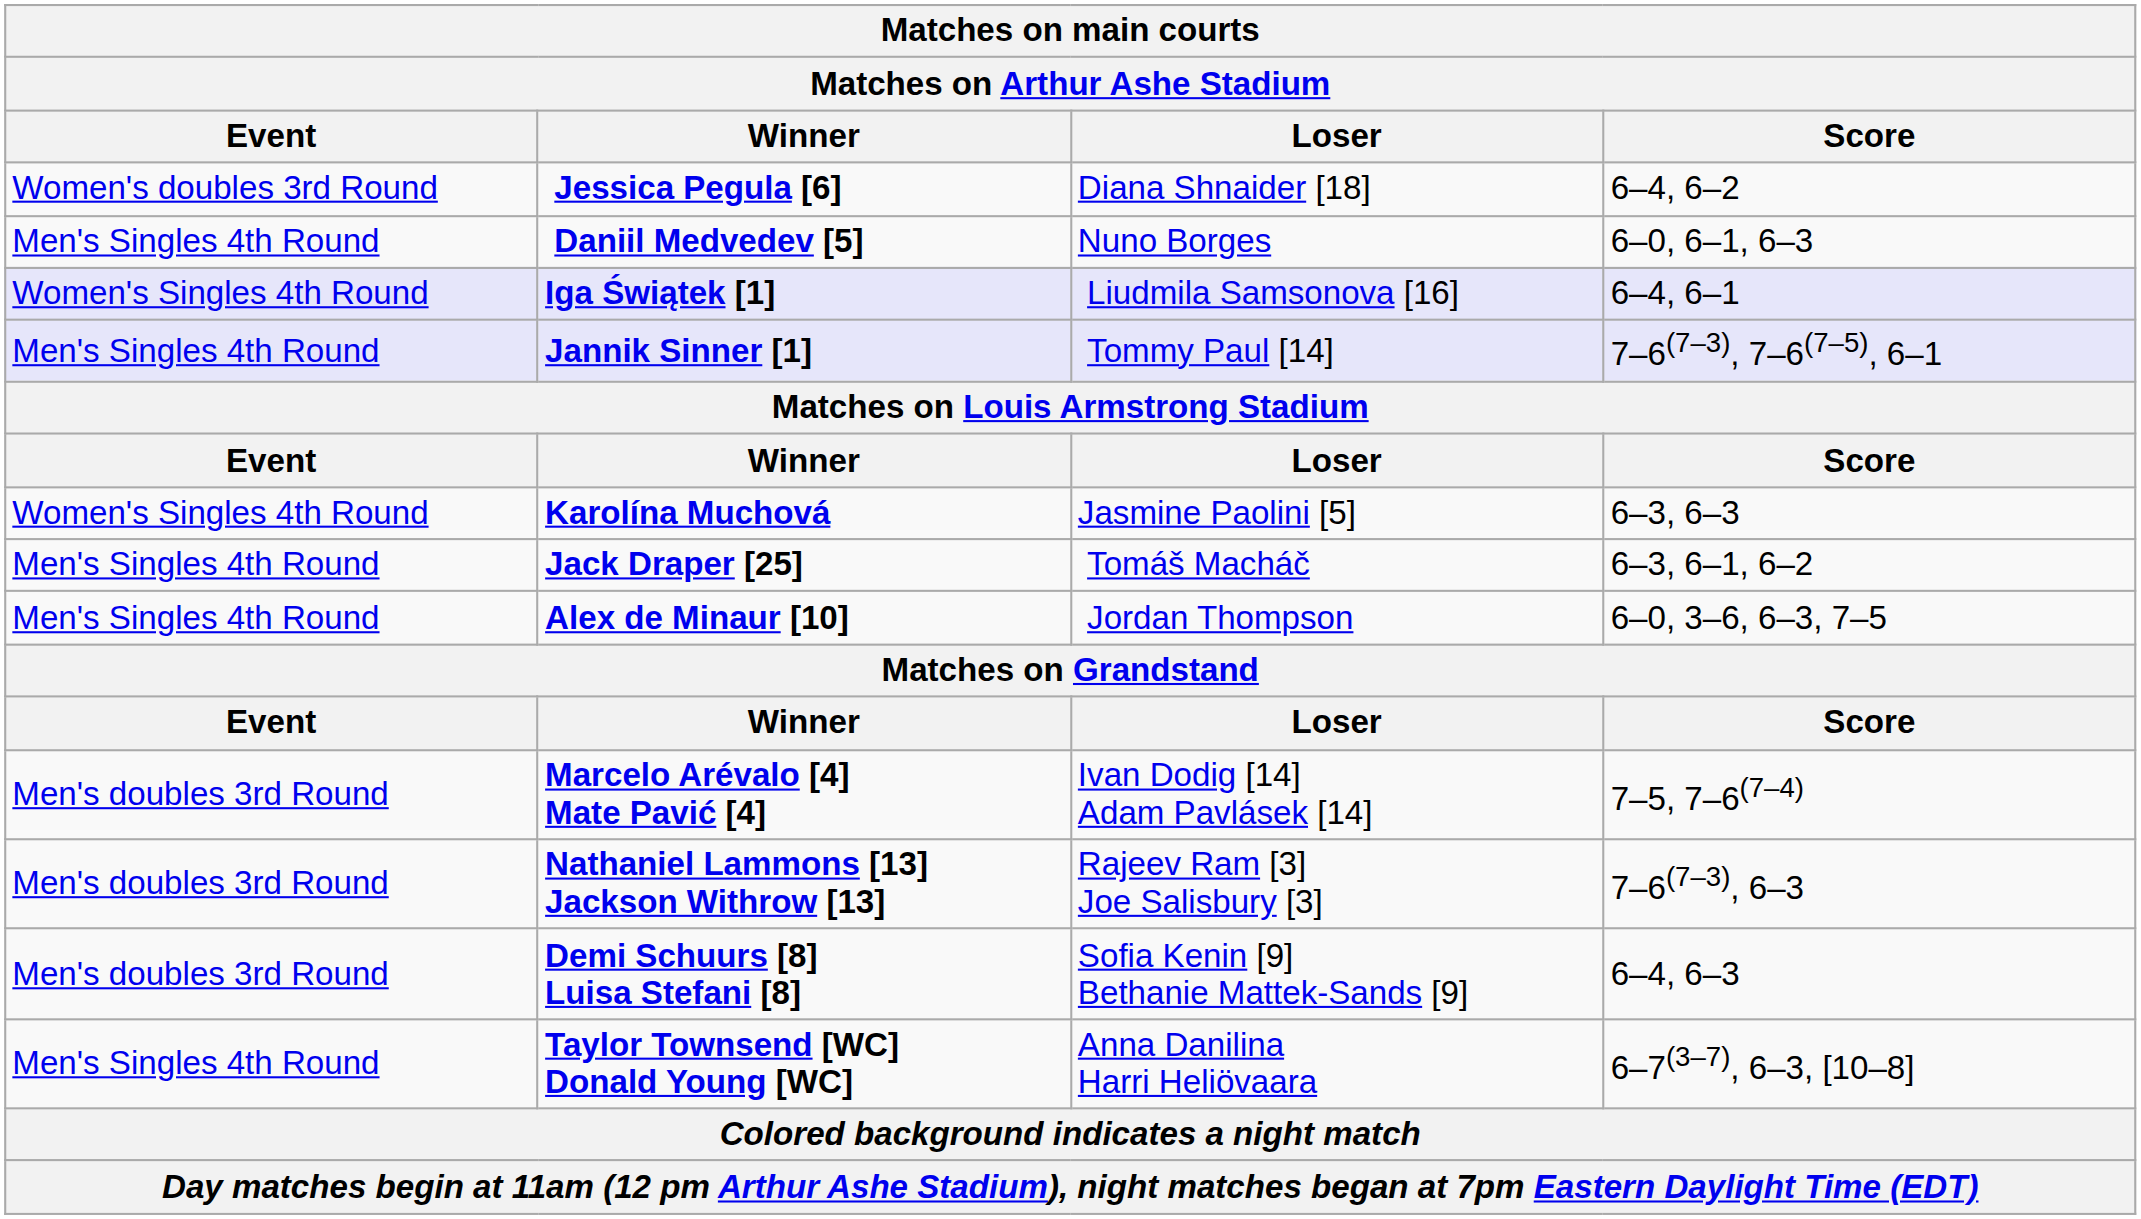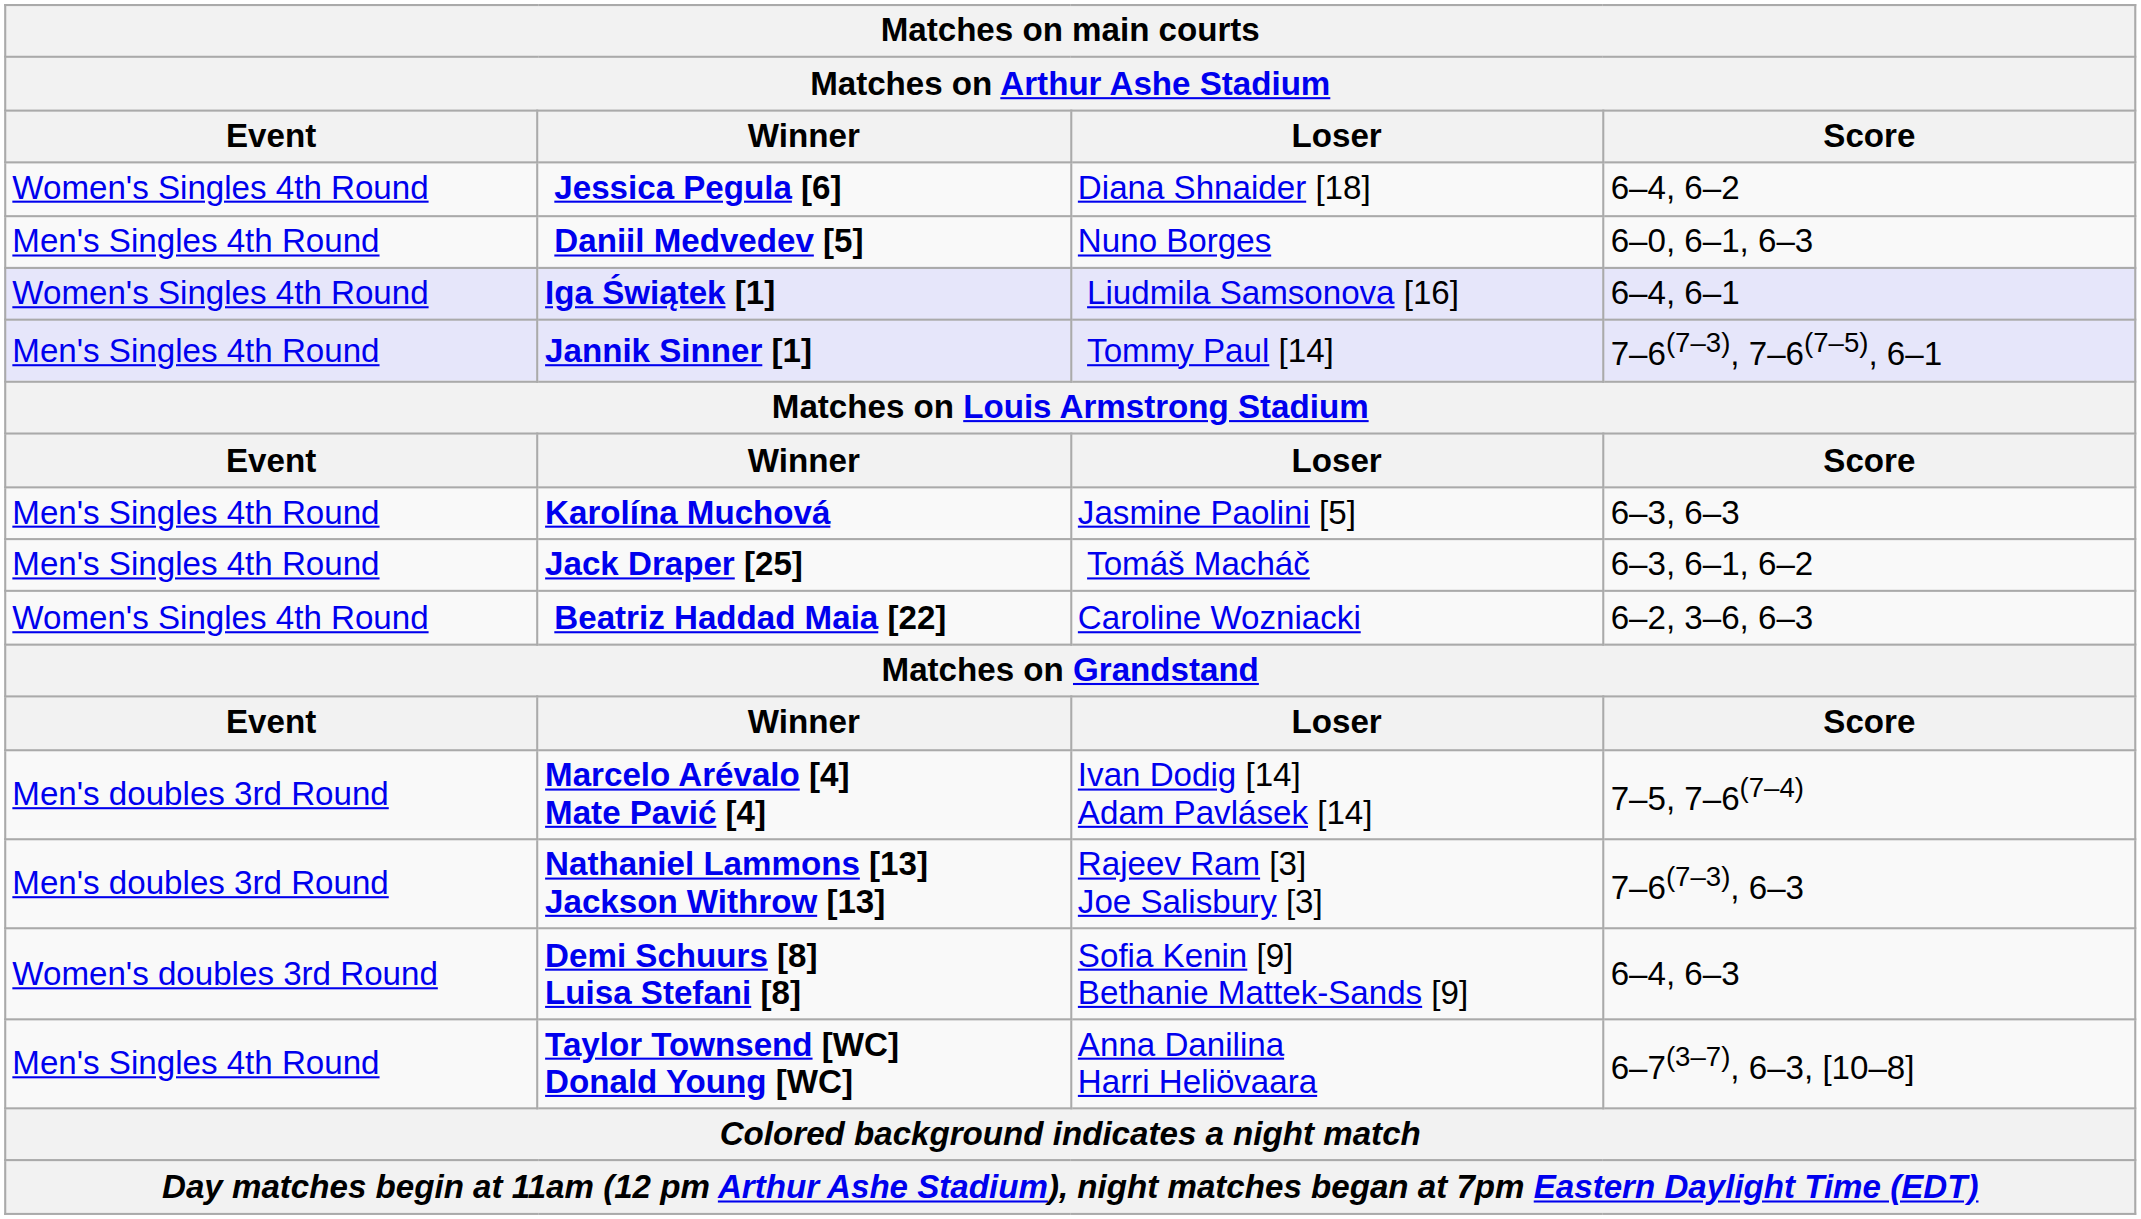(225, 188) Women's doubles 3rd Round -> (220, 188) Women's Singles 4th Round
(220, 512) Women's Singles 4th Round -> (196, 512) Men's Singles 4th Round
+ row: (746, 617)
- row: (697, 617)
(201, 973) Men's doubles 3rd Round -> (225, 973) Women's doubles 3rd Round
